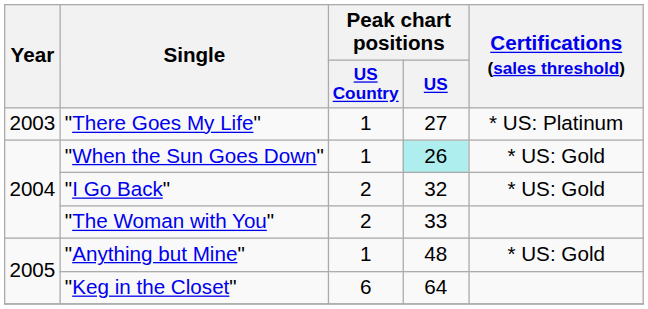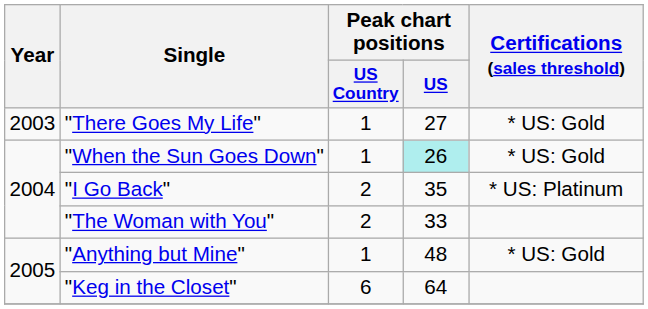(556, 123) * US: Platinum -> (556, 123) * US: Gold
(436, 189) 32 -> (436, 189) 35
(556, 189) * US: Gold -> (556, 189) * US: Platinum
